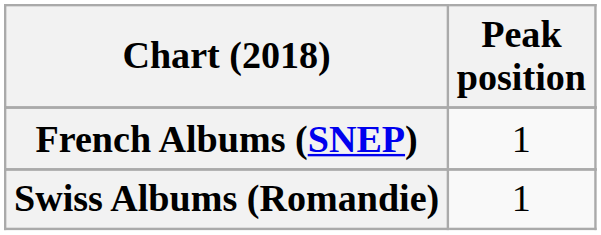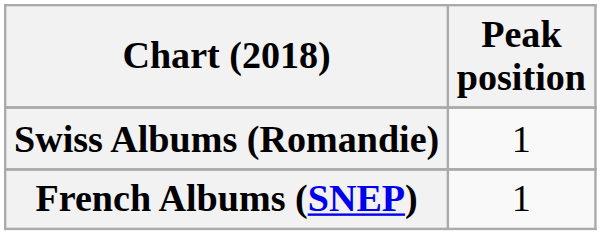rows swapped: (227, 137) <-> (227, 198)
